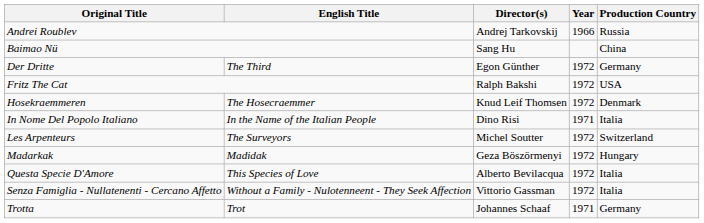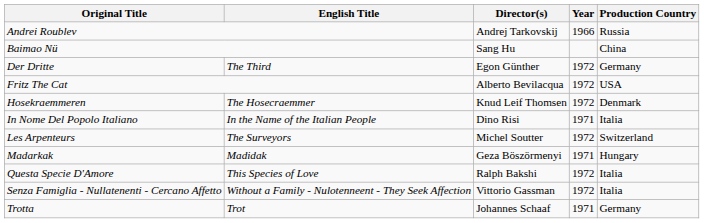(506, 84) Ralph Bakshi -> (520, 84) Alberto Bevilacqua
(583, 155) 1972 -> (583, 155) 1971
(520, 173) Alberto Bevilacqua -> (506, 173) Ralph Bakshi
